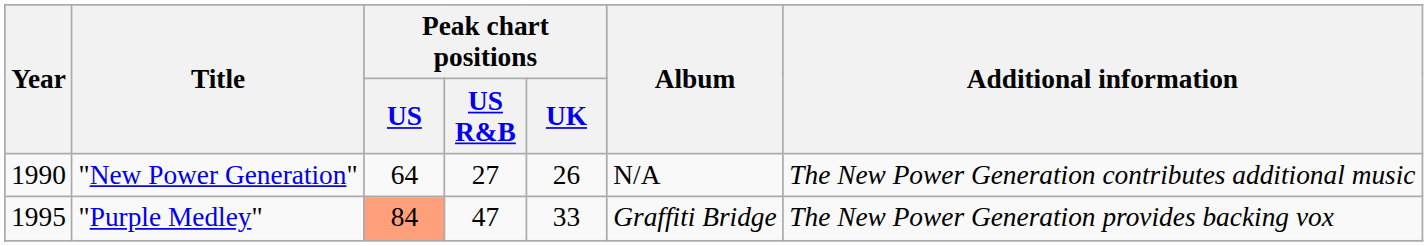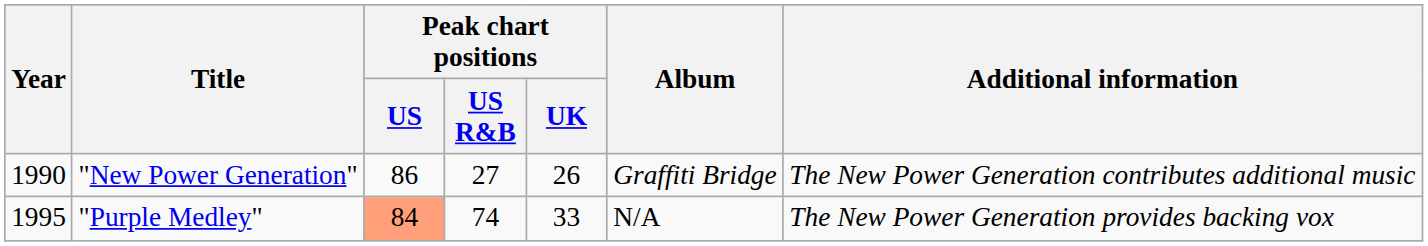(404, 174) 64 -> (404, 174) 86
(637, 174) N/A -> (695, 174) Graffiti Bridge
(485, 217) 47 -> (485, 217) 74
(695, 217) Graffiti Bridge -> (637, 217) N/A
